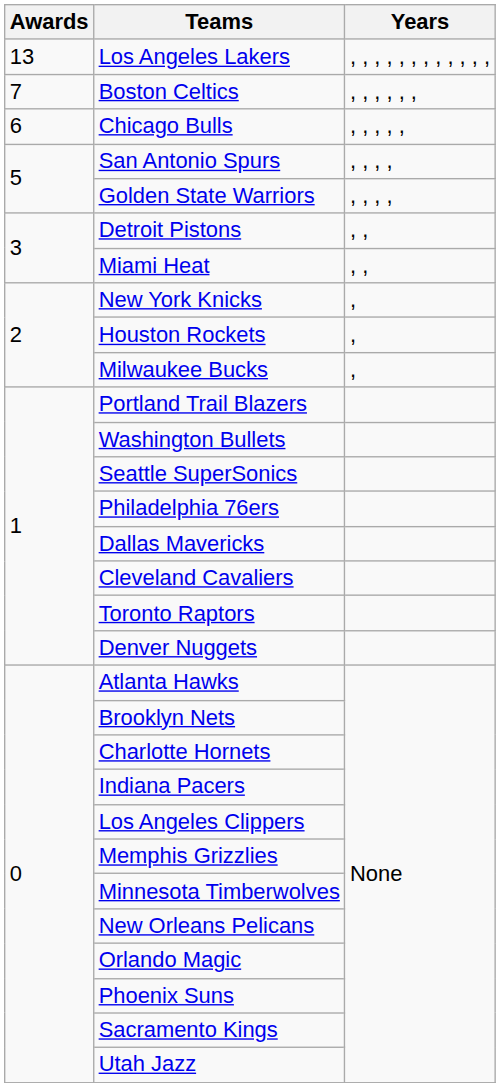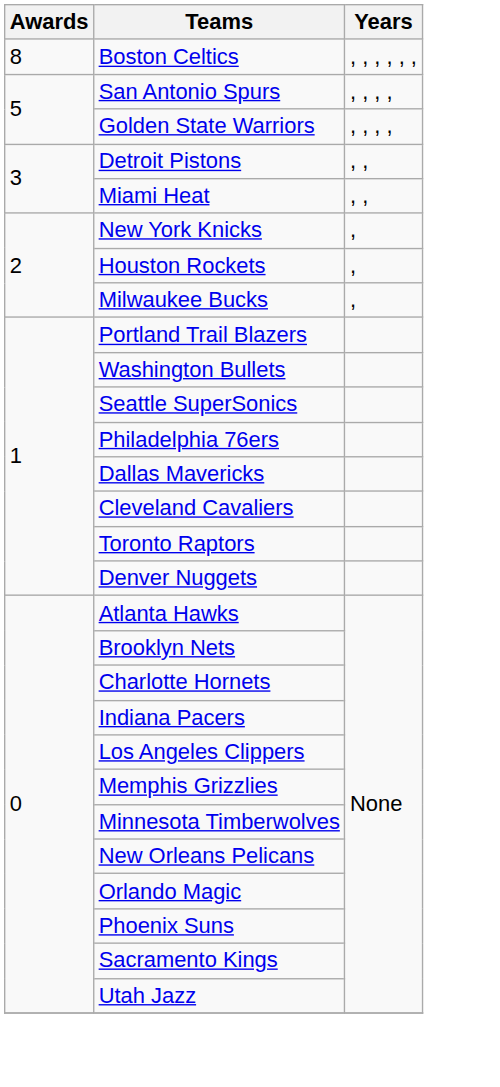- row: (194, 56)
(16, 91) 7 -> (16, 56) 8
- row: (166, 126)
